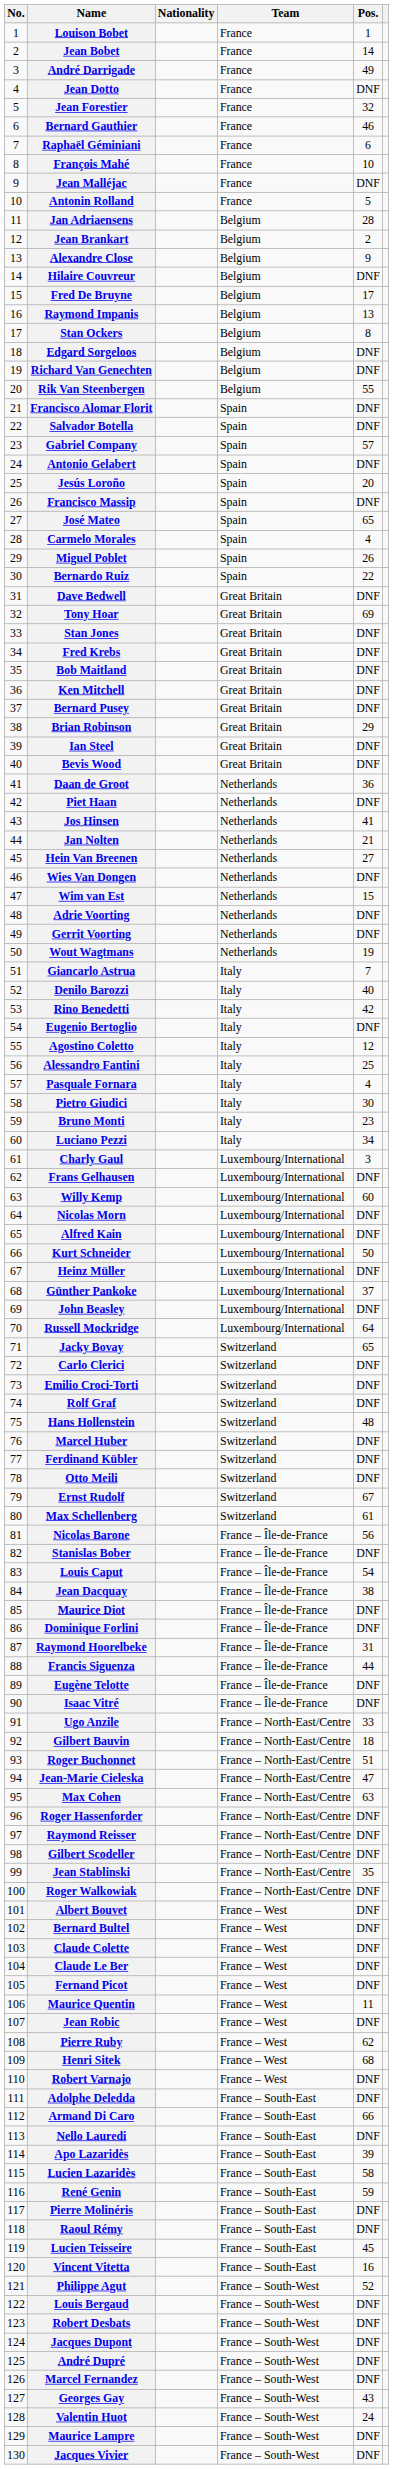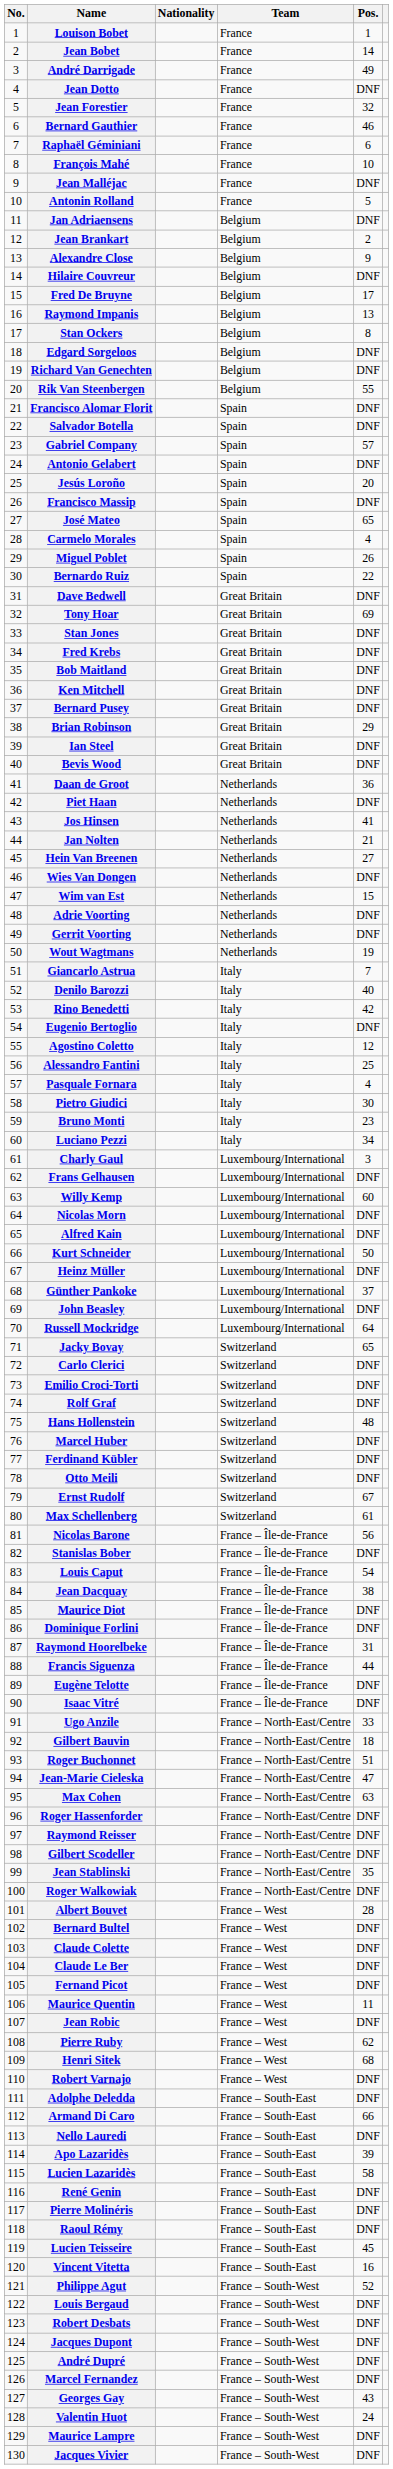(368, 220) 28 -> (368, 220) DNF
(368, 1910) DNF -> (368, 1910) 28
(368, 2192) 59 -> (368, 2192) DNF
